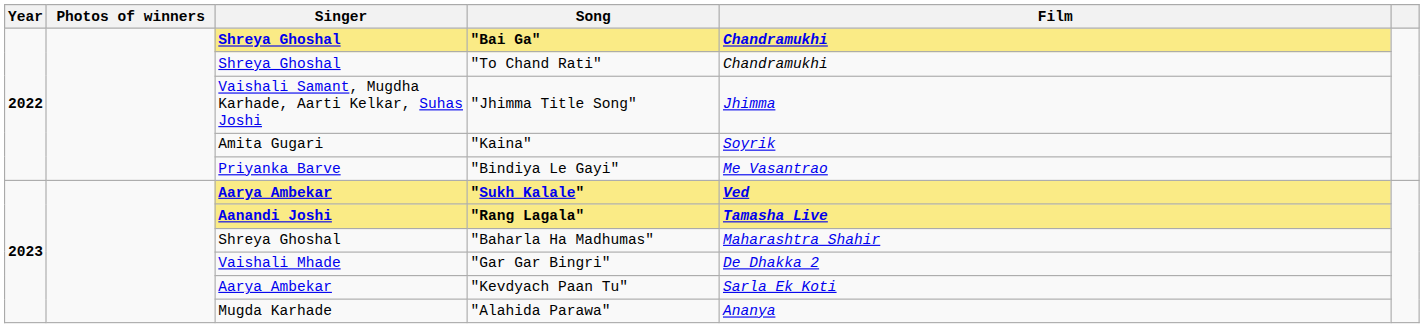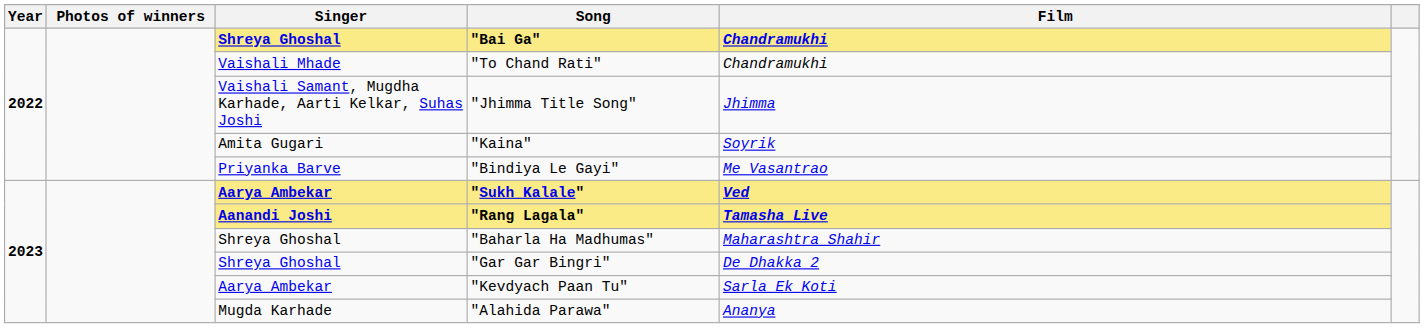(279, 64) Shreya Ghoshal -> (279, 64) Vaishali Mhade
(279, 264) Vaishali Mhade -> (279, 264) Shreya Ghoshal
